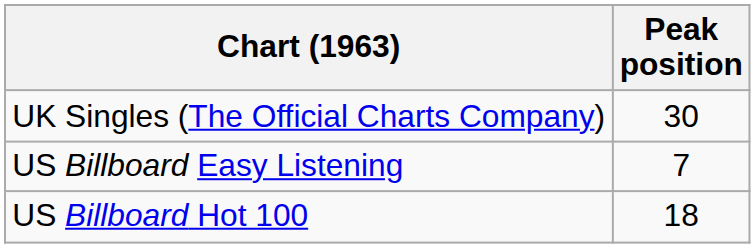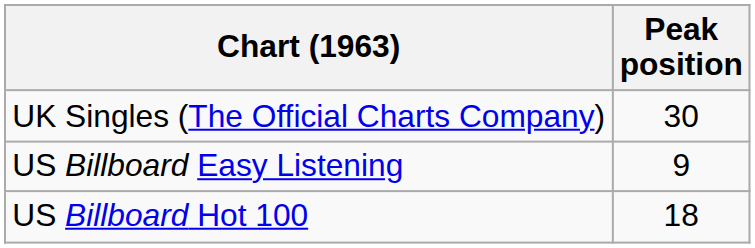(681, 165) 7 -> (681, 165) 9
